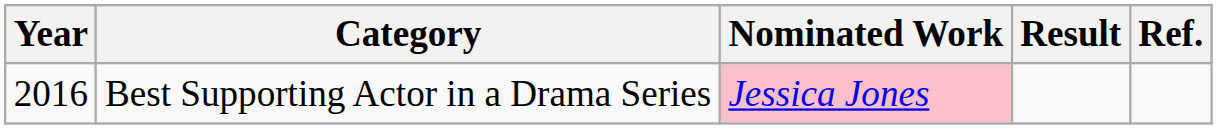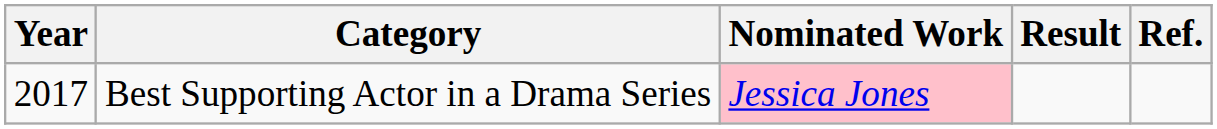(51, 92) 2016 -> (51, 92) 2017
